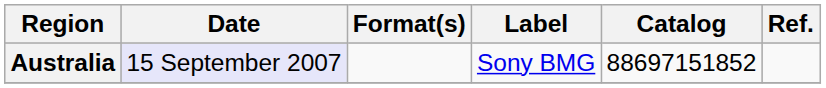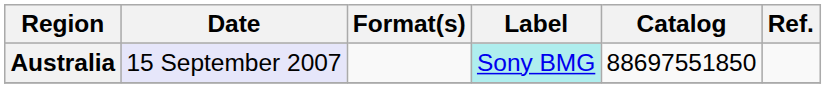(536, 62) no background -> (536, 62) paleturquoise background
(681, 62) 88697151852 -> (681, 62) 88697551850
